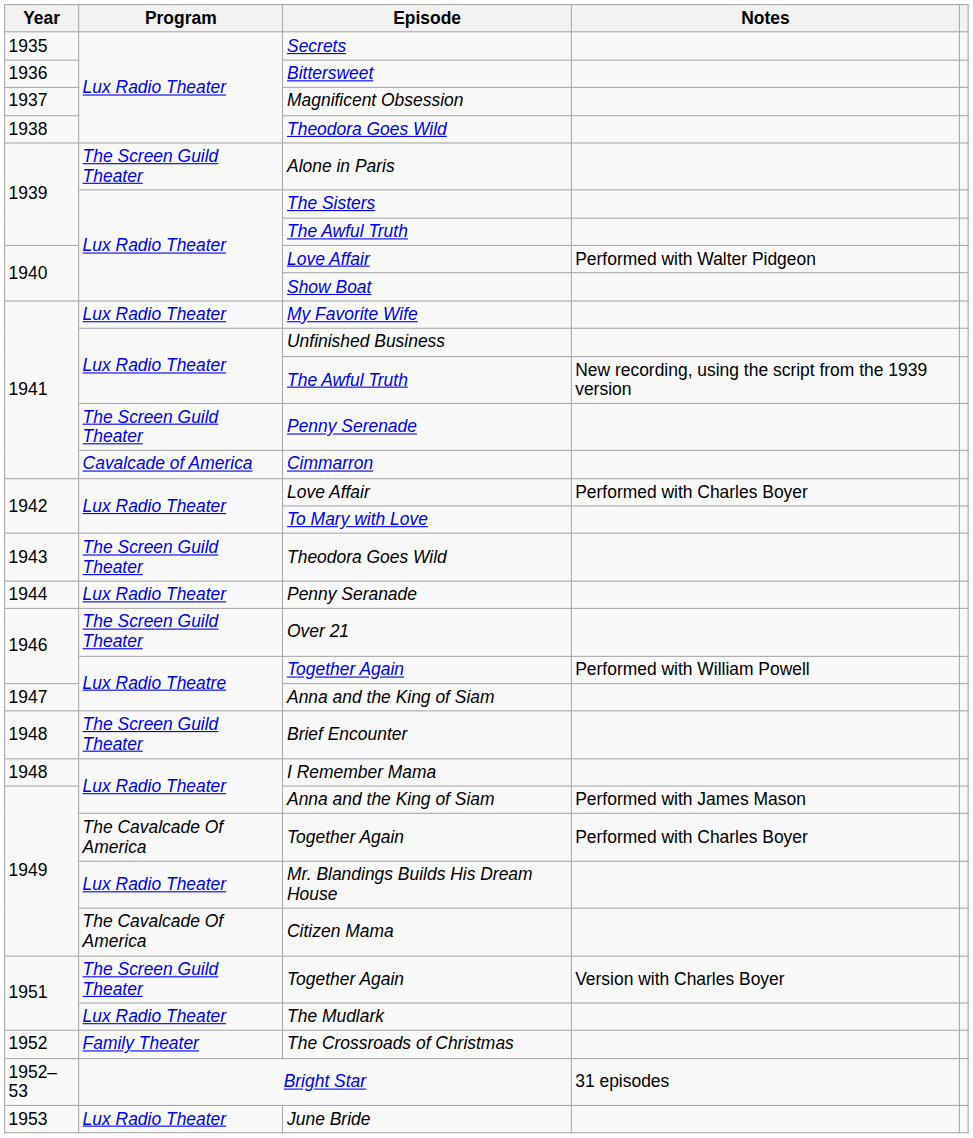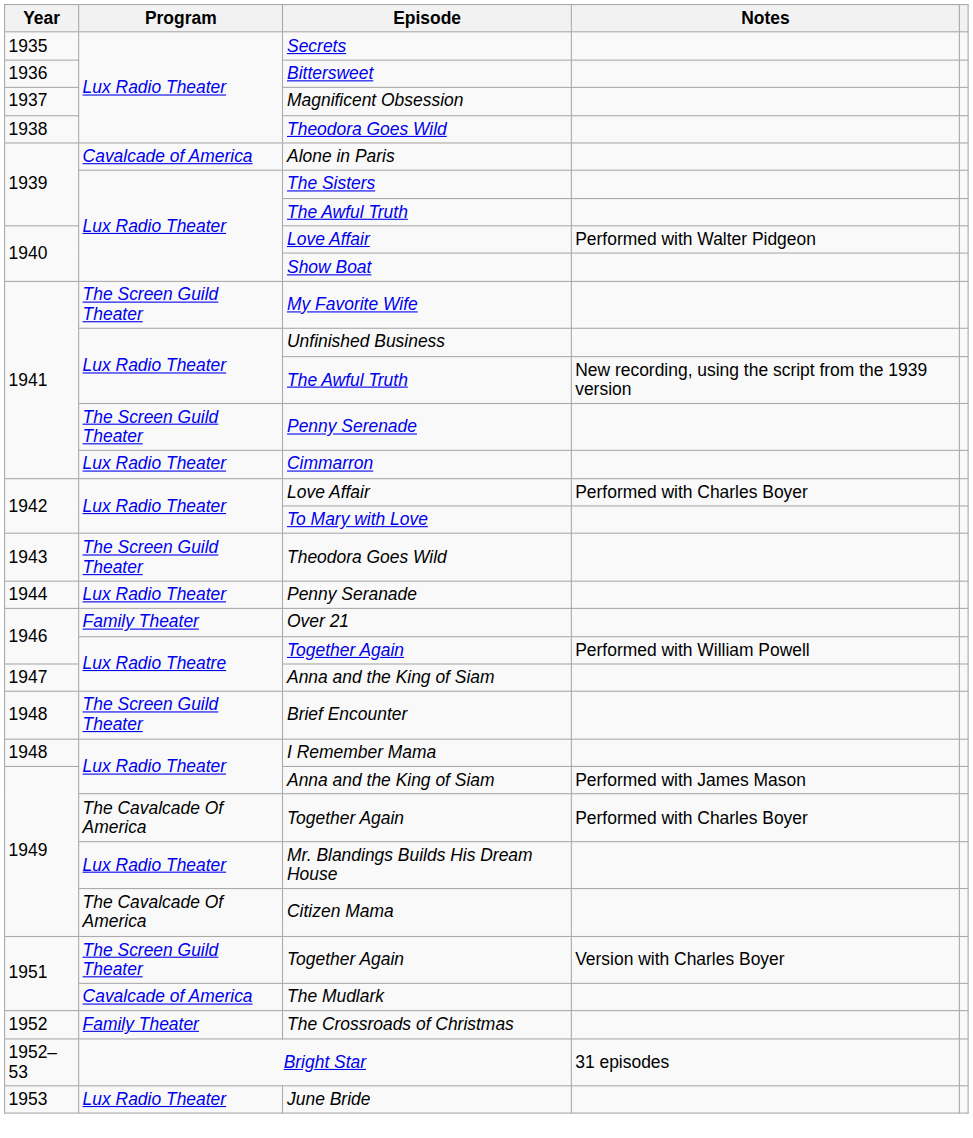(150, 166) The Screen Guild Theater -> (168, 156) Cavalcade of America
(154, 314) Lux Radio Theater -> (150, 304) The Screen Guild Theater
(168, 464) Cavalcade of America -> (154, 464) Lux Radio Theater
(150, 632) The Screen Guild Theater -> (141, 622) Family Theater
(154, 1016) Lux Radio Theater -> (168, 997) Cavalcade of America
